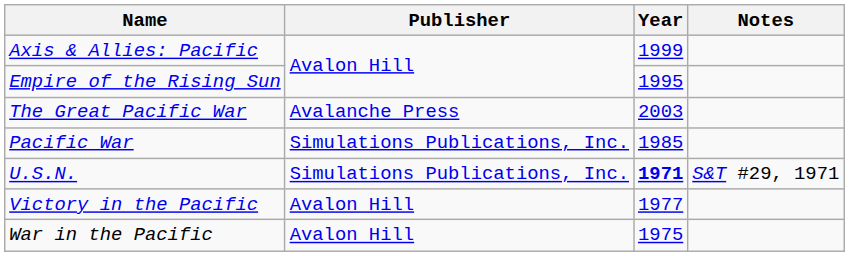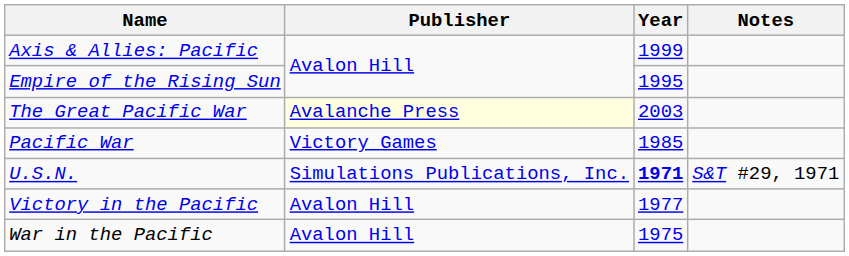(375, 112) no background -> (375, 112) lightyellow background
(459, 143) Simulations Publications, Inc. -> (363, 143) Victory Games
